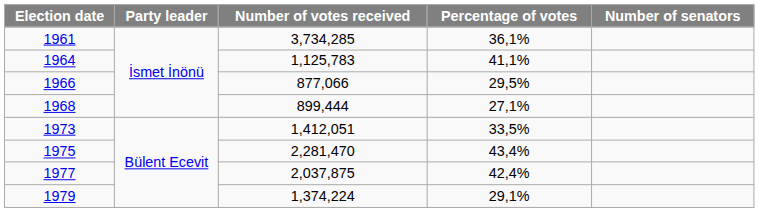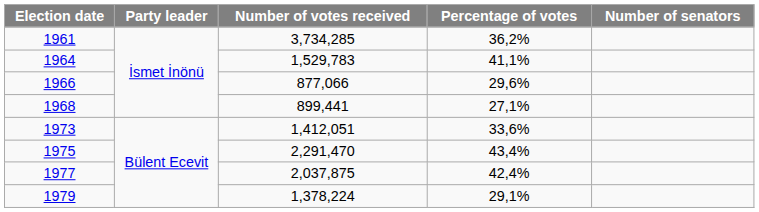(509, 39) 36,1% -> (509, 39) 36,2%
(323, 61) 1,125,783 -> (323, 61) 1,529,783
(509, 84) 29,5% -> (509, 84) 29,6%
(323, 106) 899,444 -> (323, 106) 899,441
(509, 129) 33,5% -> (509, 129) 33,6%
(323, 152) 2,281,470 -> (323, 152) 2,291,470
(323, 197) 1,374,224 -> (323, 197) 1,378,224
